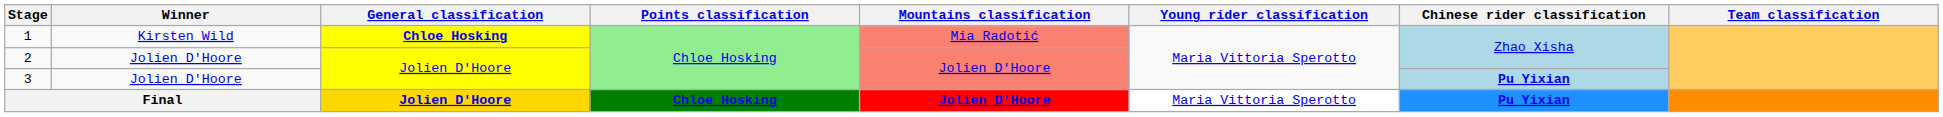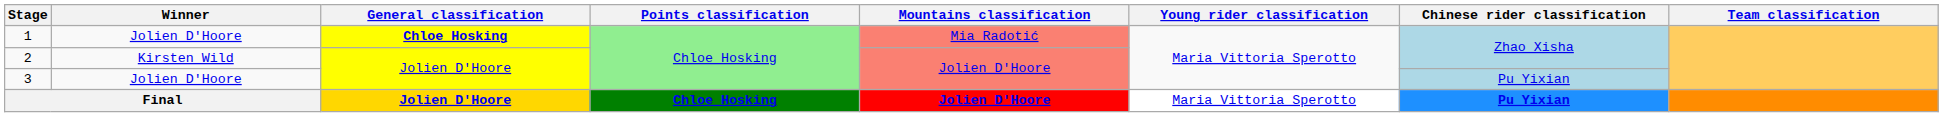(186, 36) Kirsten Wild -> (186, 36) Jolien D'Hoore
(186, 58) Jolien D'Hoore -> (186, 58) Kirsten Wild
(1534, 79) bold -> (1534, 79) normal
